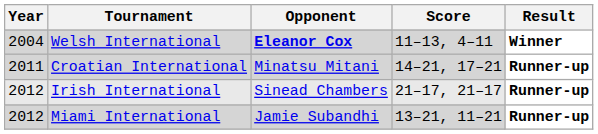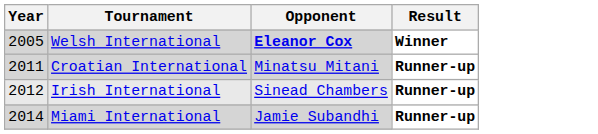- column: (448, 17)
(26, 42) 2004 -> (26, 42) 2005
(26, 117) 2012 -> (26, 117) 2014
